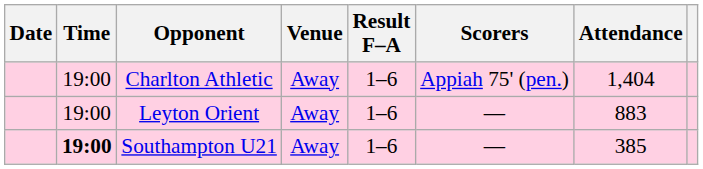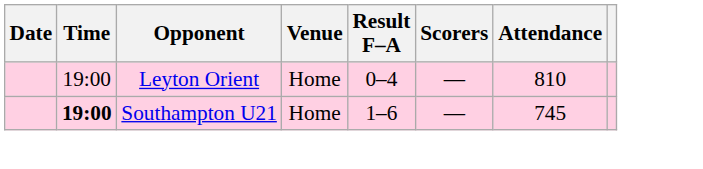- row: (199, 79)
(315, 112) Away -> (315, 79) Home
(381, 112) 1–6 -> (381, 79) 0–4
(631, 112) 883 -> (550, 79) 810
(315, 146) Away -> (315, 112) Home
(631, 146) 385 -> (550, 112) 745
